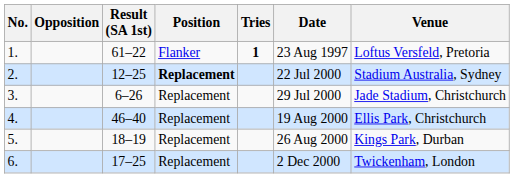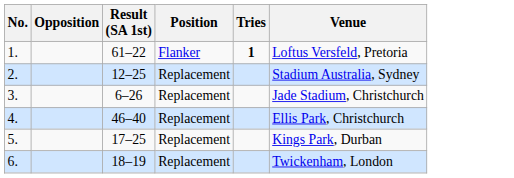- column: (312, 23)
(196, 74) bold -> (194, 74) normal
(129, 140) 18–19 -> (129, 140) 17–25
(129, 161) 17–25 -> (129, 161) 18–19
